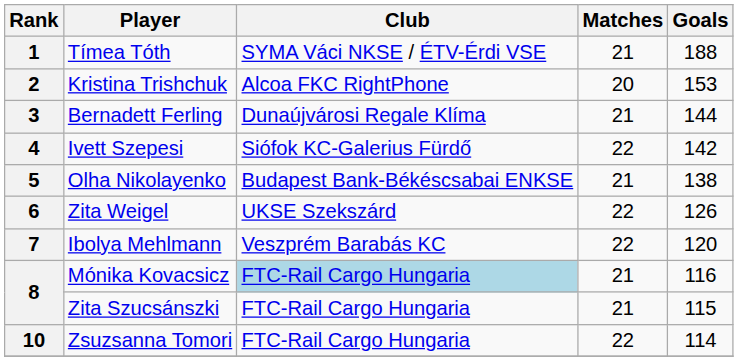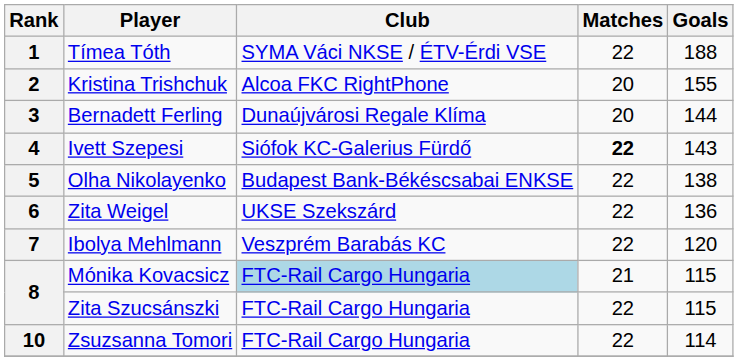(623, 52) 21 -> (623, 52) 22
(700, 84) 153 -> (700, 84) 155
(623, 116) 21 -> (623, 116) 20
(623, 148) normal -> (623, 148) bold
(700, 148) 142 -> (700, 148) 143
(623, 180) 21 -> (623, 180) 22
(700, 212) 126 -> (700, 212) 136
(700, 276) 116 -> (700, 276) 115
(623, 308) 21 -> (623, 308) 22
